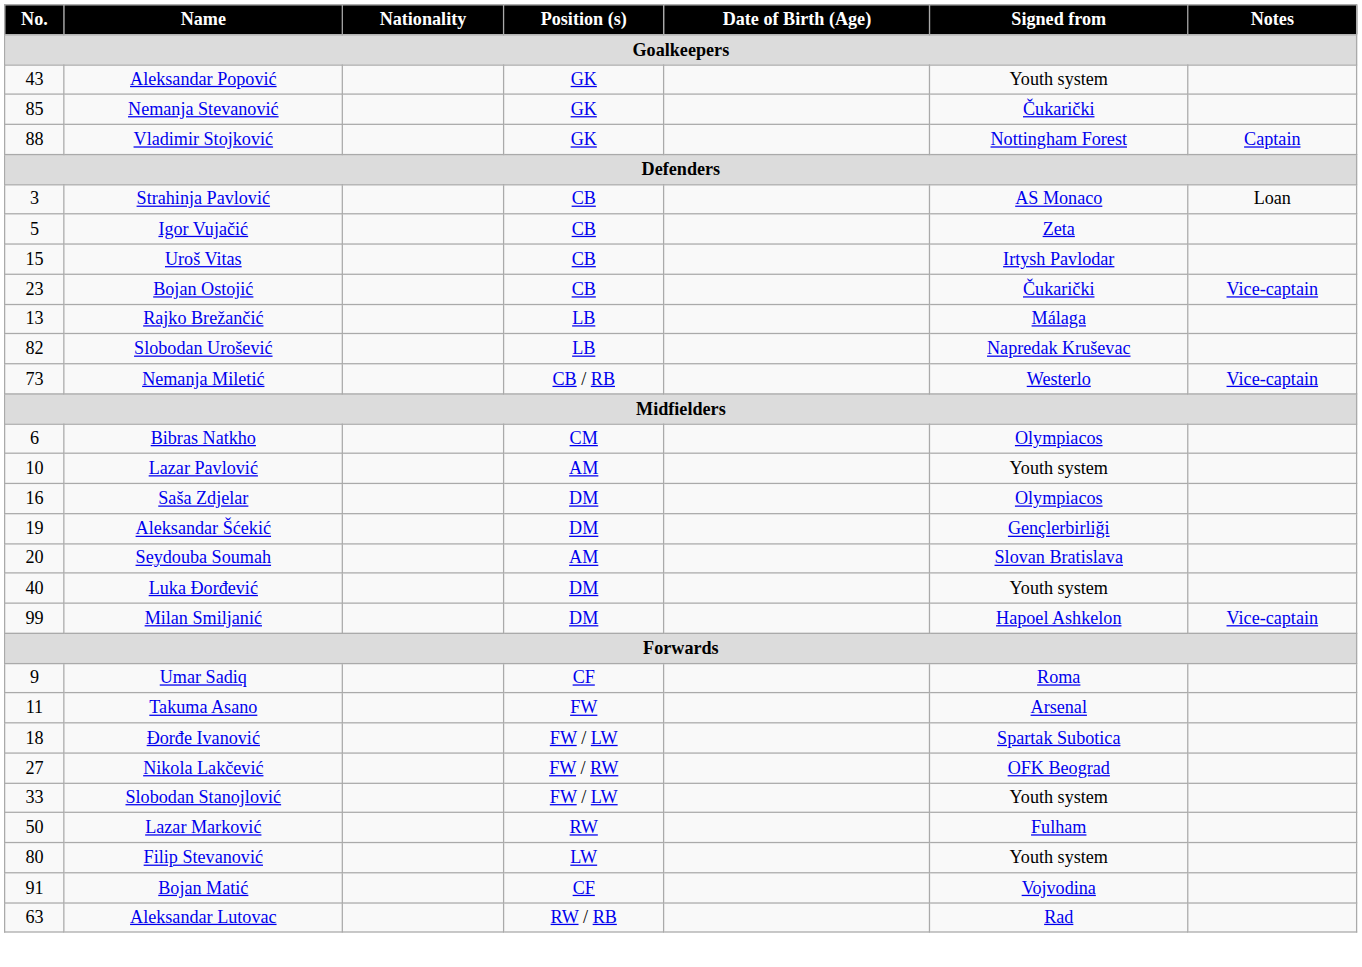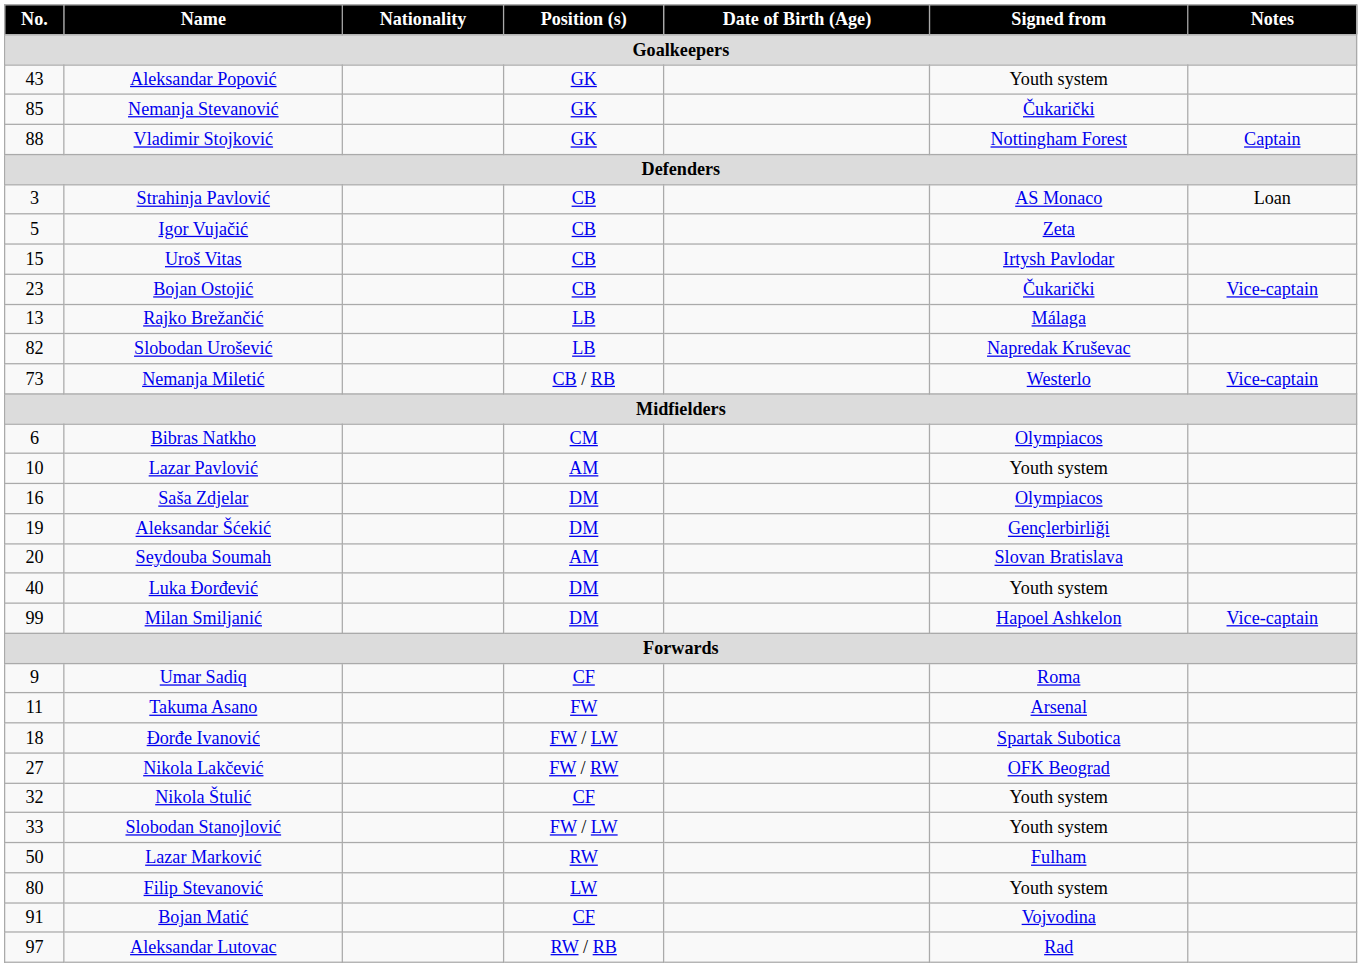+ row: (203, 797)
(34, 917) 63 -> (34, 947) 97
